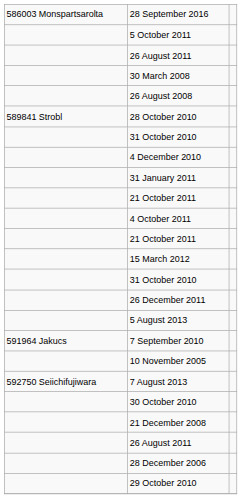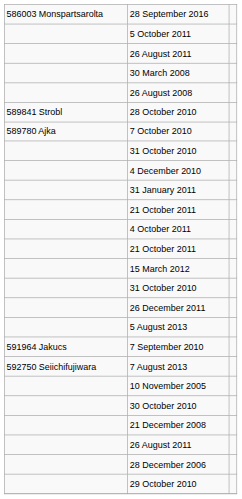+ row: (31, 131)
rows swapped: (66, 361) <-> (51, 381)
